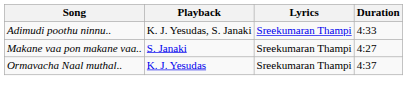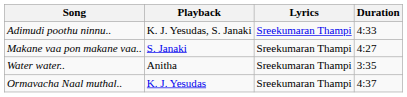+ row: (36, 65)
